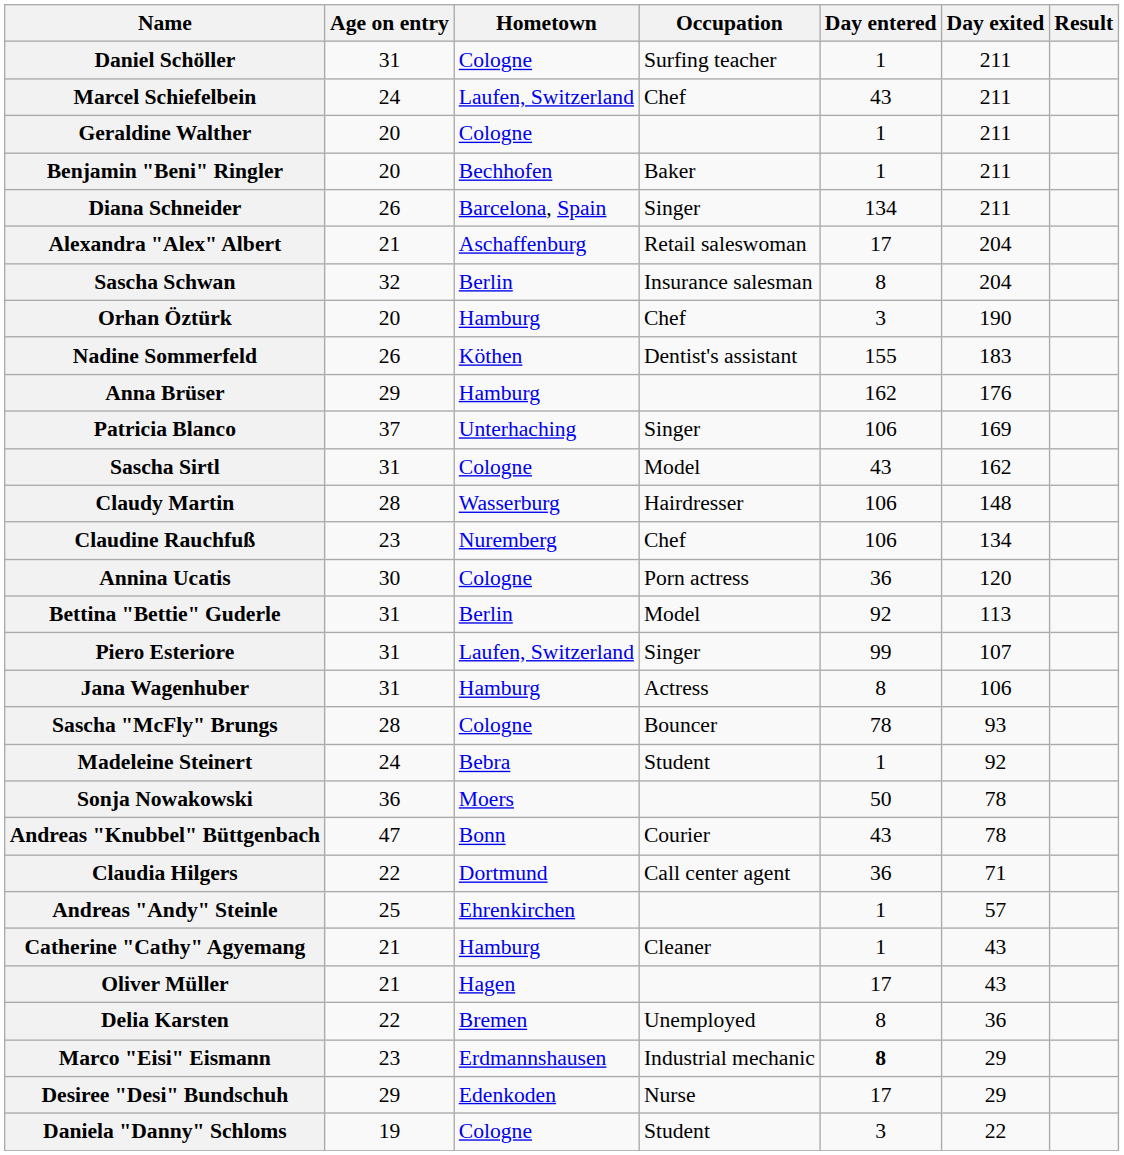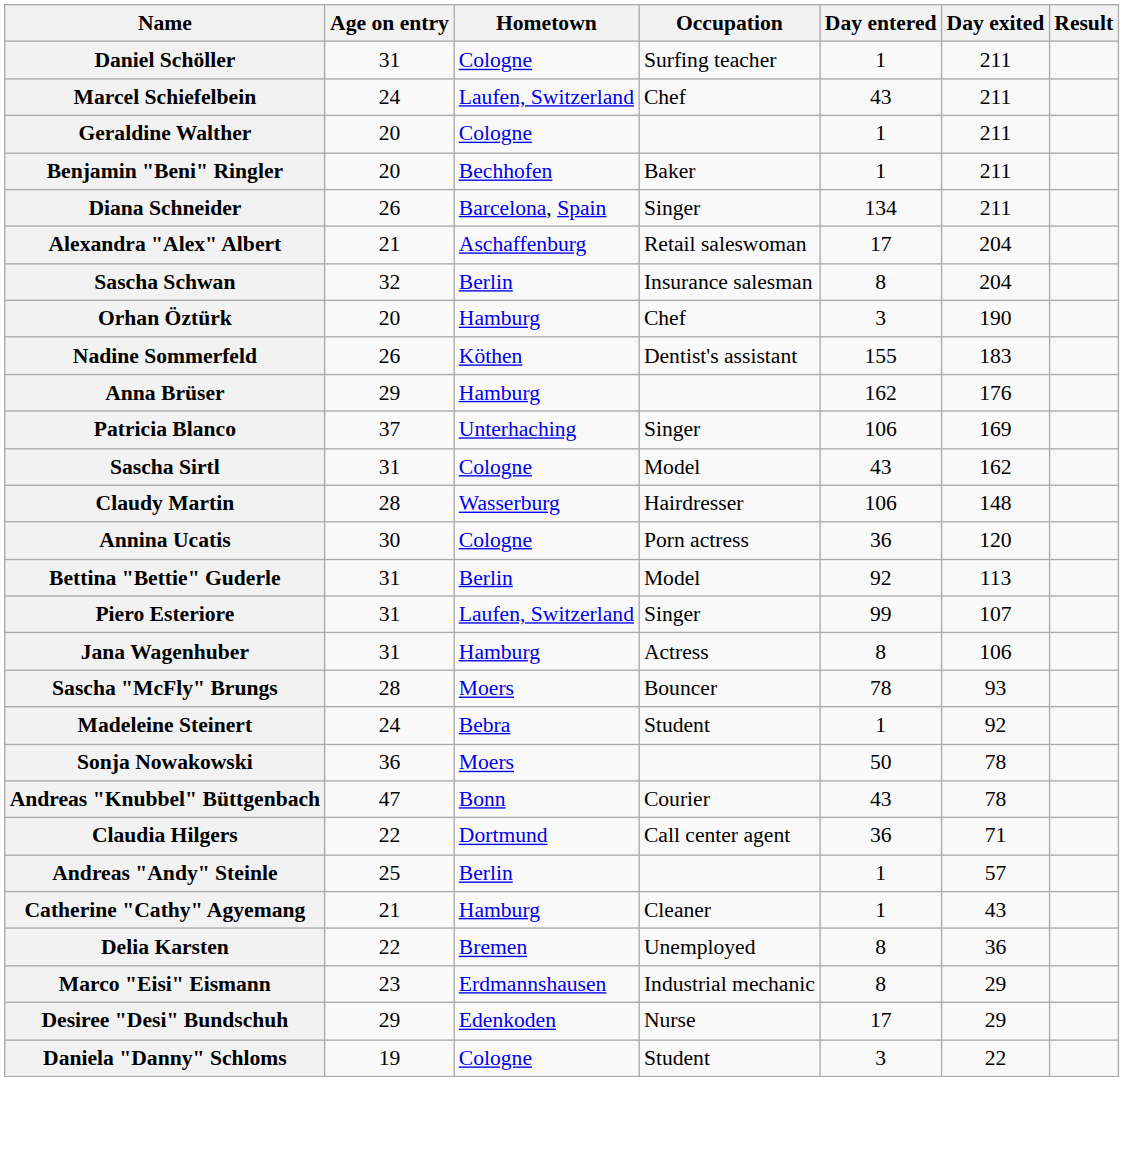- row: (165, 540)
(495, 725) Cologne -> (486, 688) Moers
(517, 909) Ehrenkirchen -> (486, 872) Berlin
- row: (165, 983)
(881, 1057) bold -> (881, 983) normal
